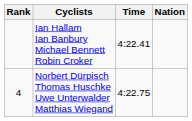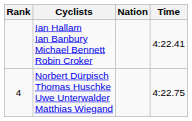columns swapped: (170, 12) <-> (134, 12)
